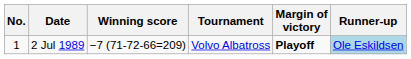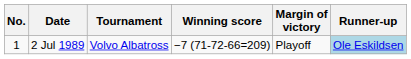columns swapped: (231, 20) <-> (138, 20)
(295, 45) bold -> (293, 45) normal
